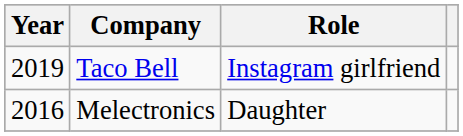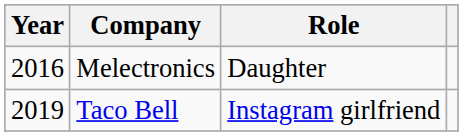rows swapped: (146, 109) <-> (127, 67)
